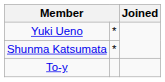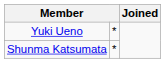- row: (57, 67)
